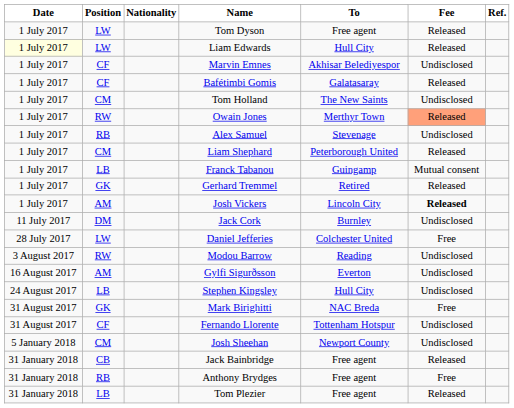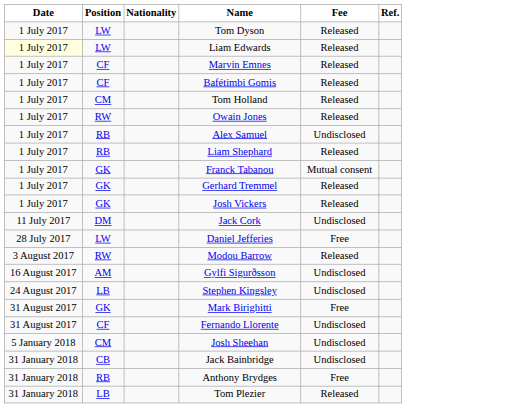- column: (354, 13)
(447, 65) Undisclosed -> (340, 65) Released
(447, 100) Undisclosed -> (340, 100) Released
(447, 117) lightsalmon background -> (340, 117) no background
(103, 152) CM -> (103, 152) RB
(103, 169) LB -> (103, 169) GK
(103, 204) AM -> (103, 204) GK
(447, 204) bold -> (340, 204) normal
(447, 256) Undisclosed -> (340, 256) Released
(447, 360) Released -> (340, 360) Undisclosed
